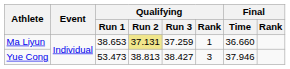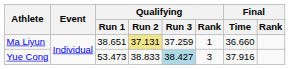(112, 42) 38.653 -> (112, 42) 38.651
(145, 57) 38.813 -> (145, 57) 38.833
(179, 57) no background -> (179, 57) lightblue background
(240, 57) 37.946 -> (240, 57) 37.916
